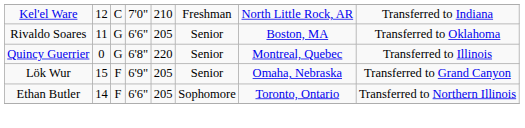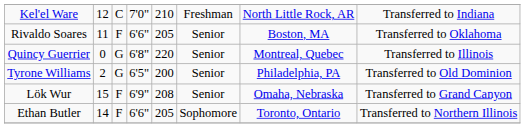(118, 34) G -> (119, 34) F
+ row: (49, 73)
(163, 73) 205 -> (164, 93) 208
